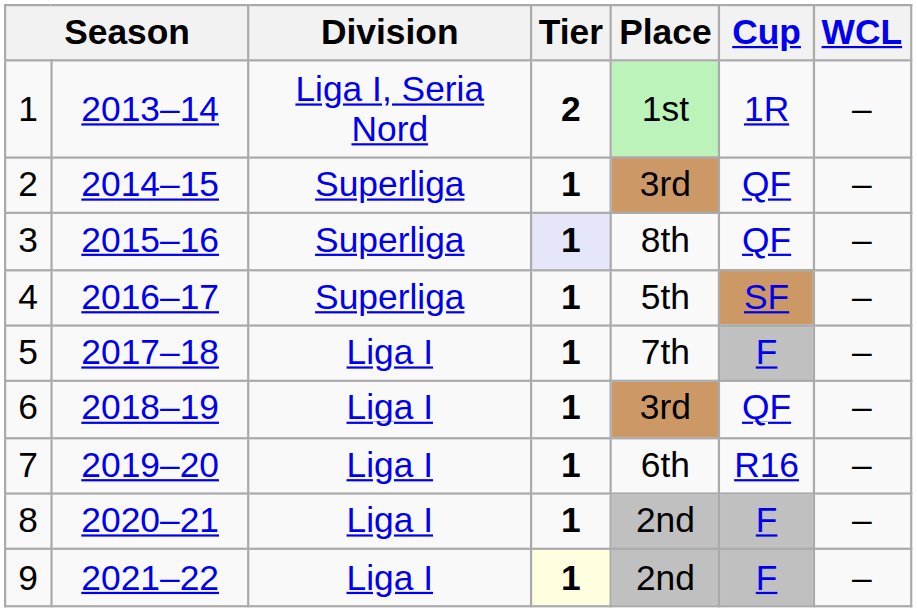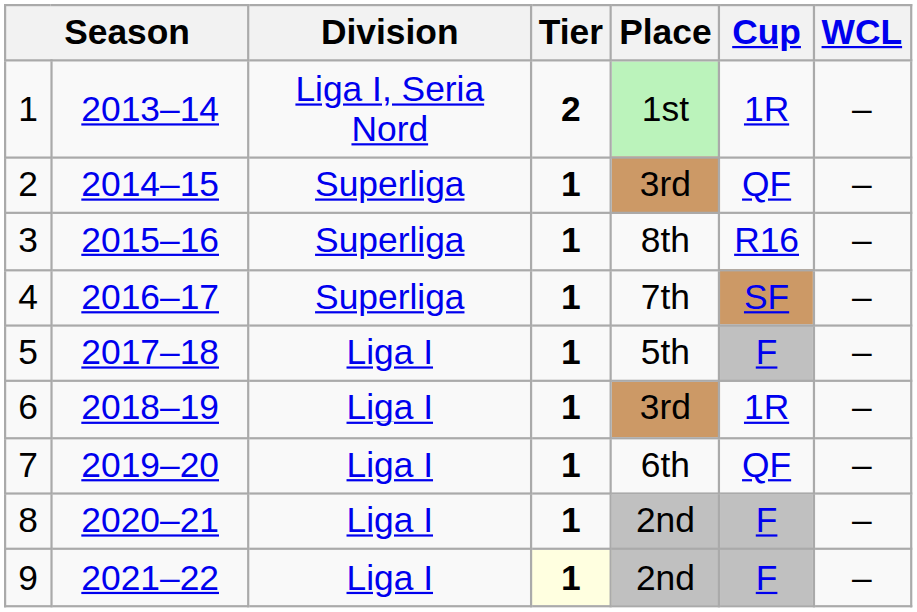(571, 240) lavender background -> (571, 240) no background
(767, 240) QF -> (767, 240) R16
(665, 296) 5th -> (665, 296) 7th
(665, 352) 7th -> (665, 352) 5th
(767, 408) QF -> (767, 408) 1R
(767, 464) R16 -> (767, 464) QF
